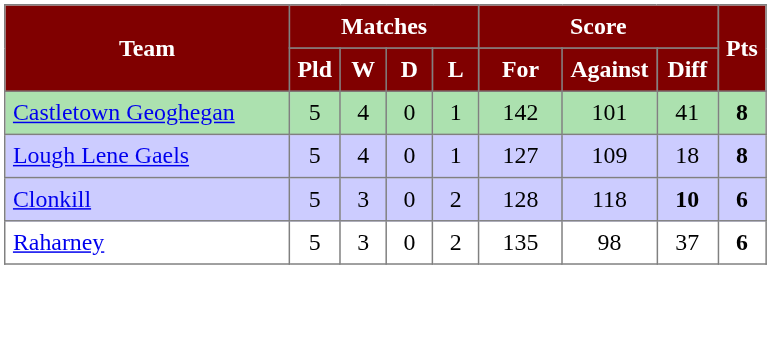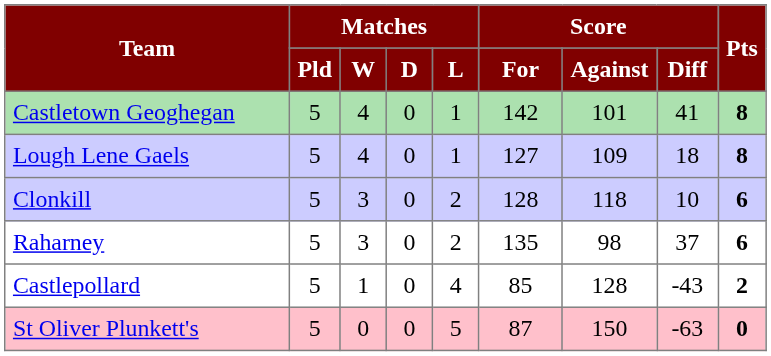(687, 198) bold -> (687, 198) normal
+ row: (76, 285)
+ row: (106, 328)
